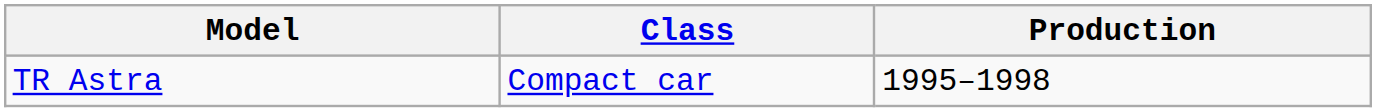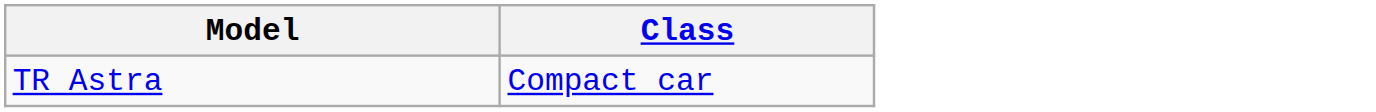- column: (1122, 31)
